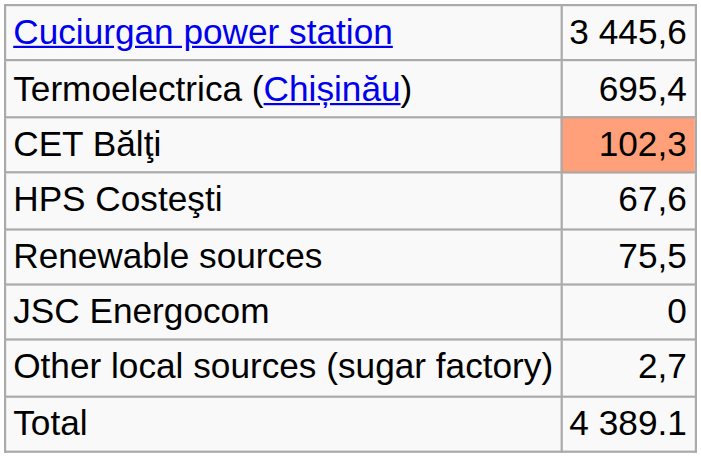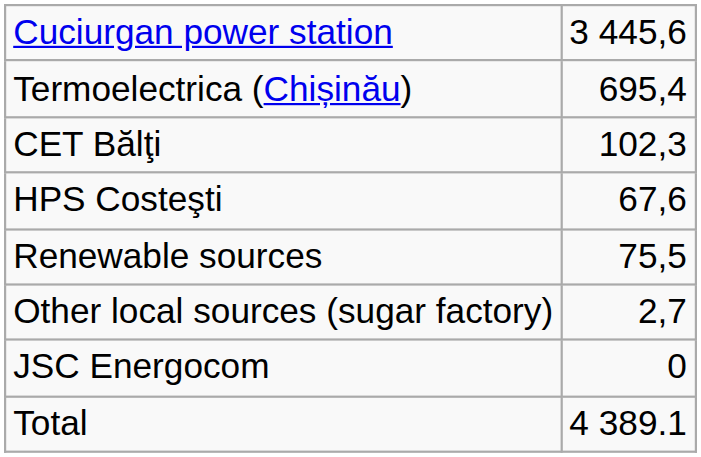(643, 144) lightsalmon background -> (643, 144) no background
rows swapped: (283, 367) <-> (141, 311)
